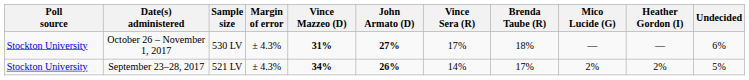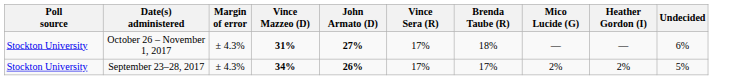- column: (227, 18)
(457, 67) 14% -> (420, 67) 17%
